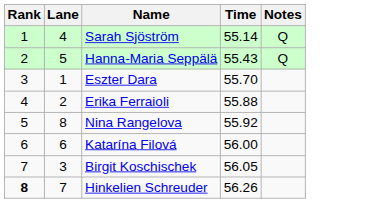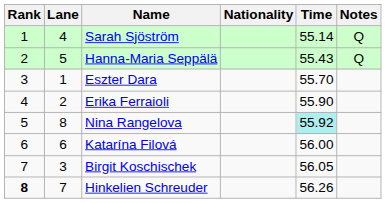+ column: (258, 15)
(241, 101) 55.88 -> (316, 101) 55.90
(241, 123) no background -> (316, 123) paleturquoise background
